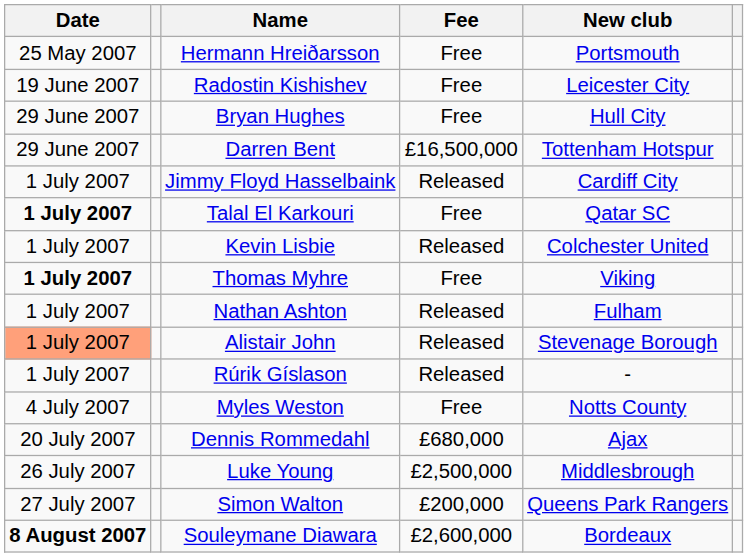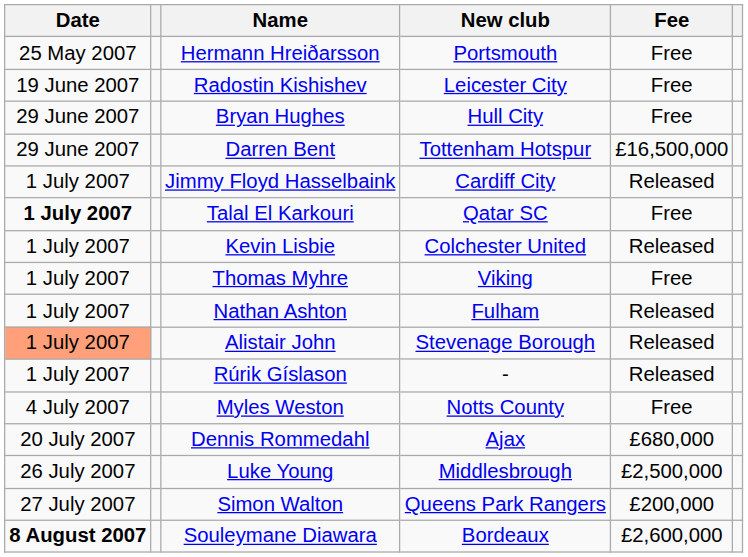columns swapped: (628, 20) <-> (461, 20)
(78, 278) bold -> (78, 278) normal
